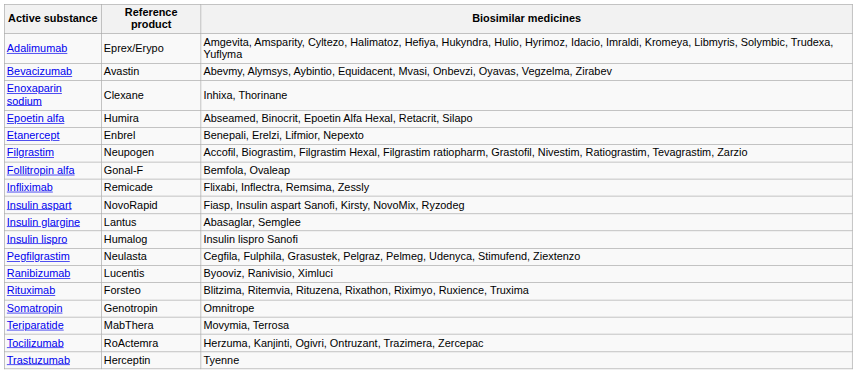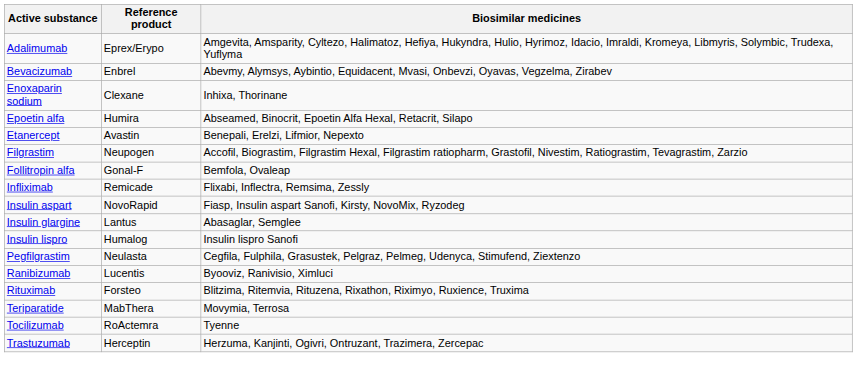(122, 72) Avastin -> (120, 72) Enbrel
(120, 136) Enbrel -> (122, 136) Avastin
- row: (35, 308)
(343, 343) Herzuma, Kanjinti, Ogivri, Ontruzant, Trazimera, Zercepac -> (221, 325) Tyenne
(221, 360) Tyenne -> (343, 343) Herzuma, Kanjinti, Ogivri, Ontruzant, Trazimera, Zercepac
